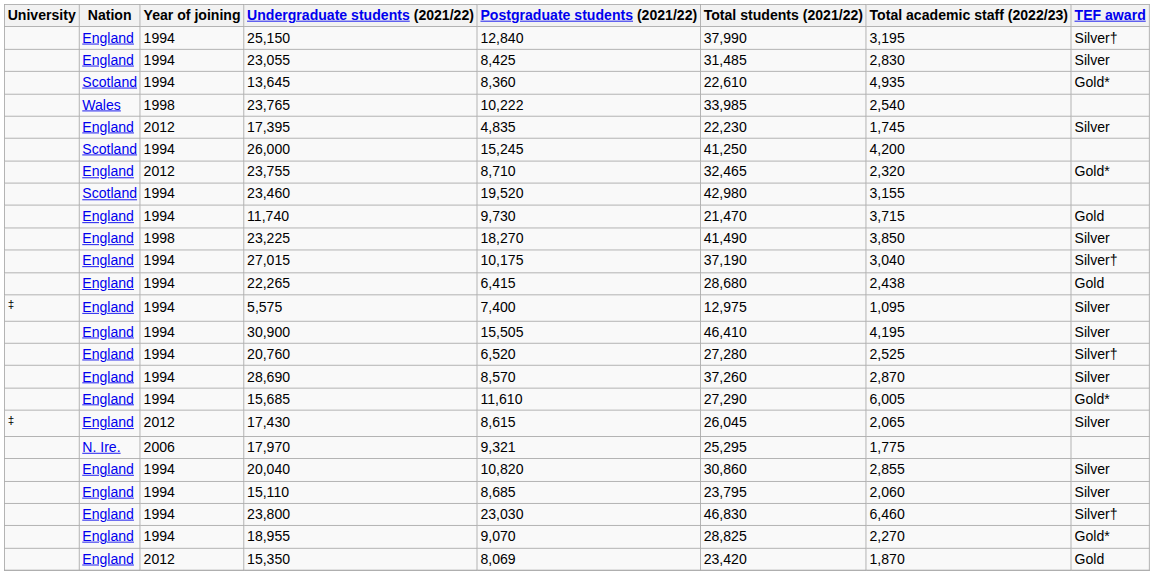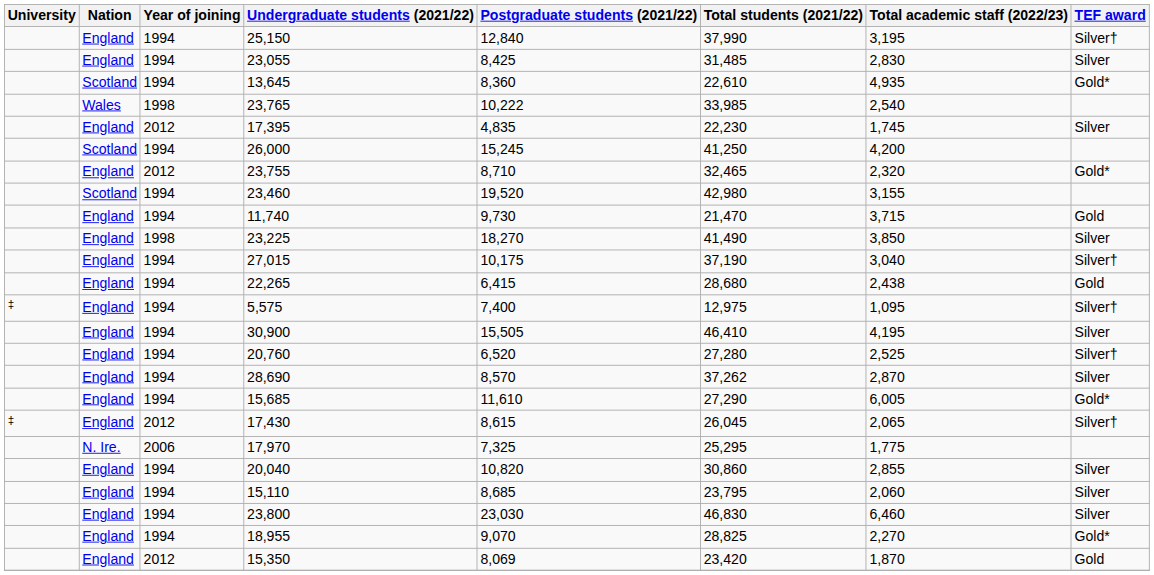(1092, 307) Silver -> (1096, 307) Silver†
(725, 376) 37,260 -> (725, 376) 37,262
(1092, 423) Silver -> (1096, 423) Silver†
(498, 447) 9,321 -> (498, 447) 7,325
(1096, 514) Silver† -> (1092, 514) Silver
